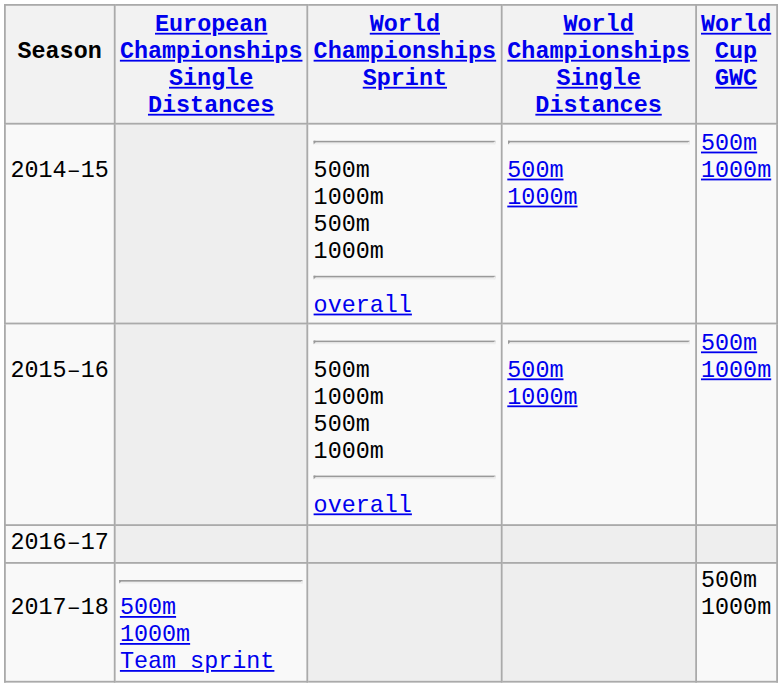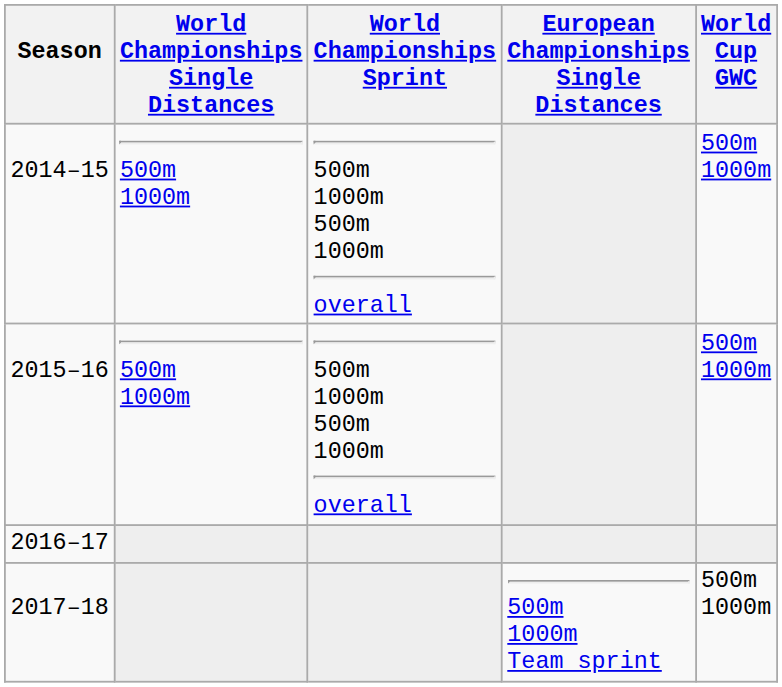columns swapped: (211, 64) <-> (599, 64)
